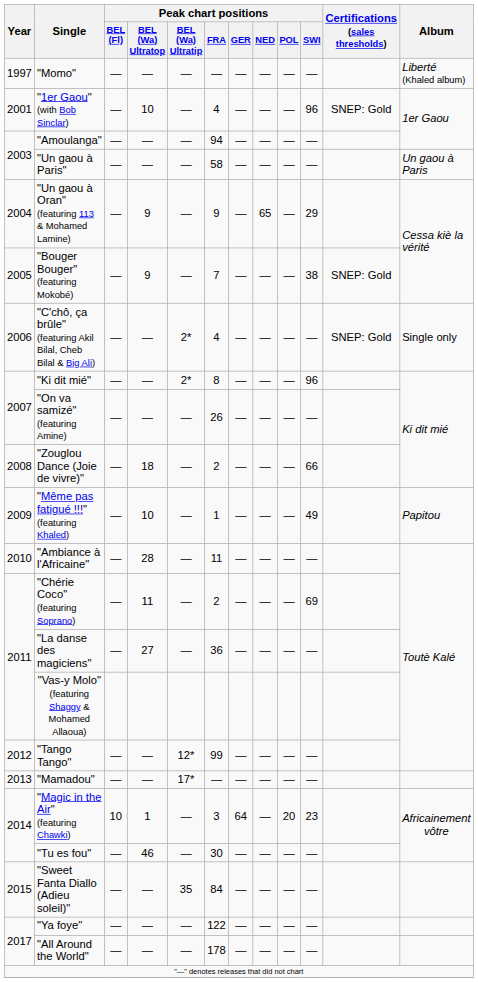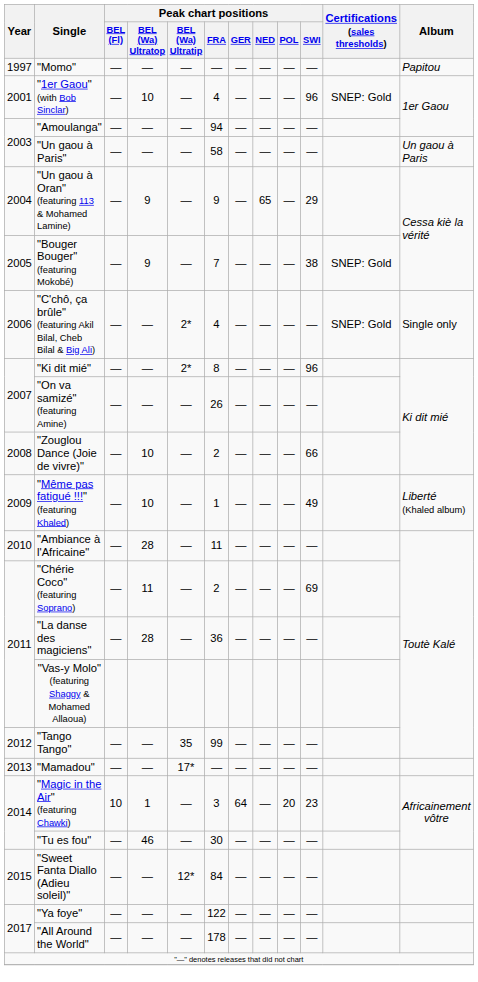(434, 73) Liberté (Khaled album) -> (421, 67) Papitou
(147, 466) 18 -> (147, 453) 10
(421, 515) Papitou -> (434, 502) Liberté (Khaled album)
(147, 650) 27 -> (147, 638) 28
(186, 755) 12* -> (186, 742) 35
(186, 889) 35 -> (186, 877) 12*
